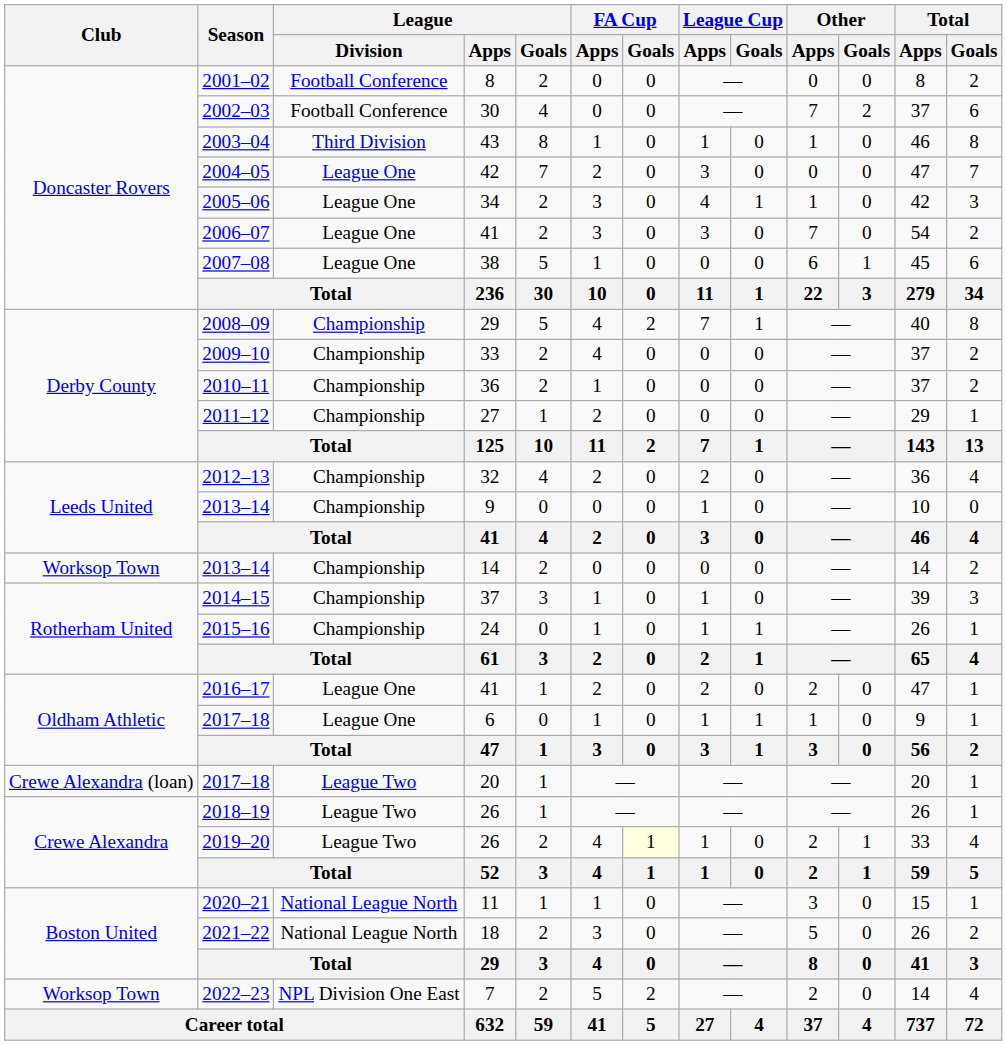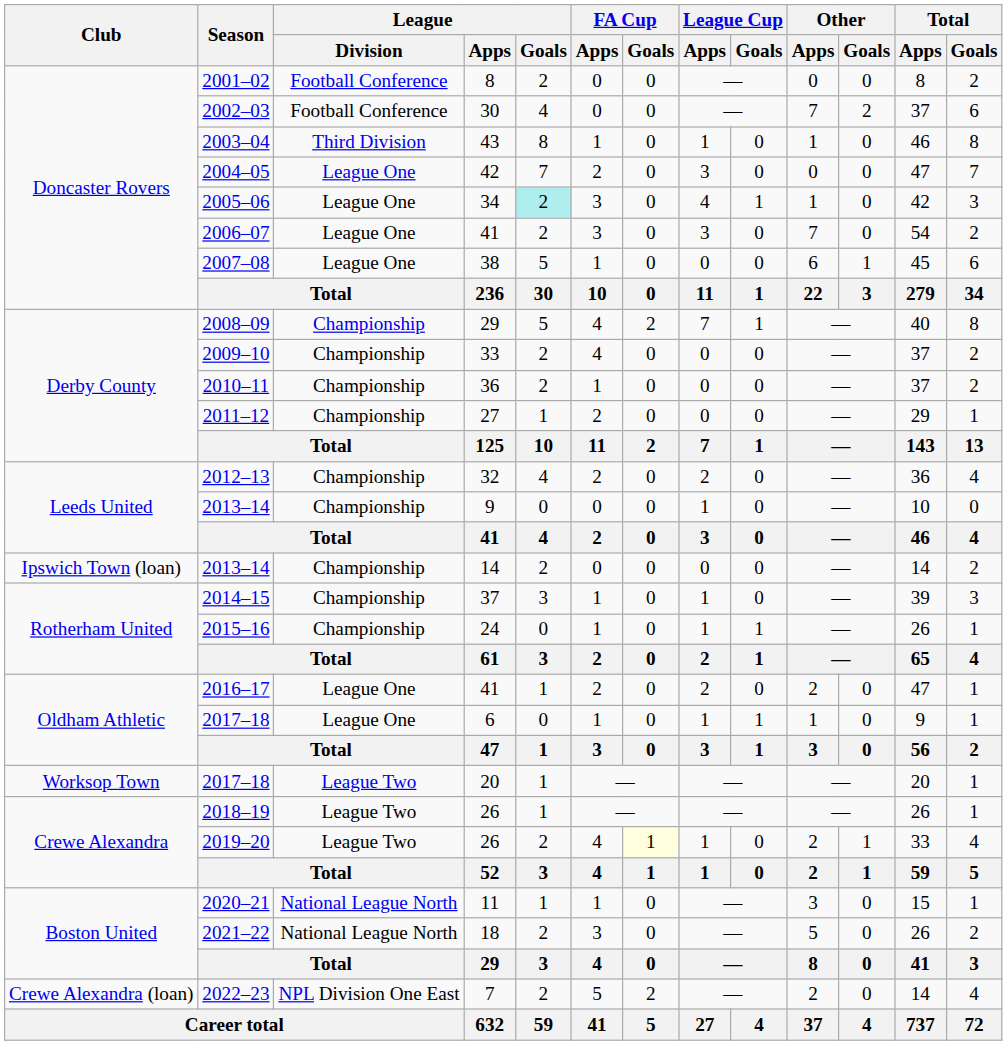(543, 202) no background -> (543, 202) paleturquoise background
(101, 567) Worksop Town -> (101, 567) Ipswich Town (loan)
(101, 780) Crewe Alexandra (loan) -> (101, 780) Worksop Town
(101, 994) Worksop Town -> (101, 994) Crewe Alexandra (loan)
